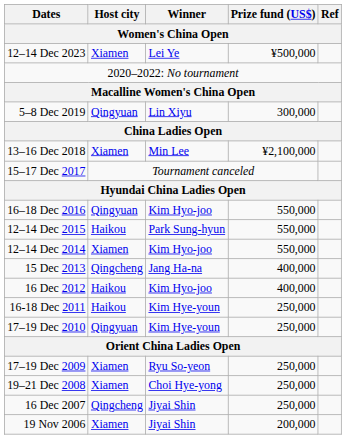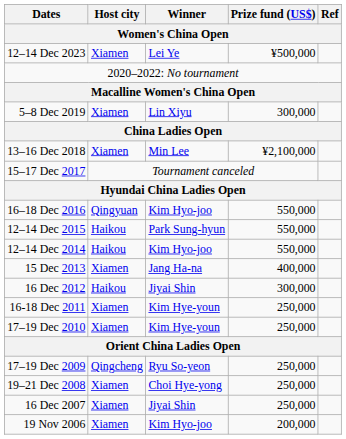(114, 112) Qingyuan -> (110, 112) Xiamen
(110, 249) Xiamen -> (108, 249) Haikou
(117, 268) Qingcheng -> (110, 268) Xiamen
(180, 288) Kim Hyo-joo -> (172, 288) Jiyai Shin
(296, 288) 400,000 -> (296, 288) 300,000
(108, 307) Haikou -> (110, 307) Xiamen
(114, 327) Qingyuan -> (110, 327) Xiamen
(110, 366) Xiamen -> (117, 366) Qingcheng
(117, 405) Qingcheng -> (110, 405) Xiamen
(172, 424) Jiyai Shin -> (180, 424) Kim Hyo-joo
